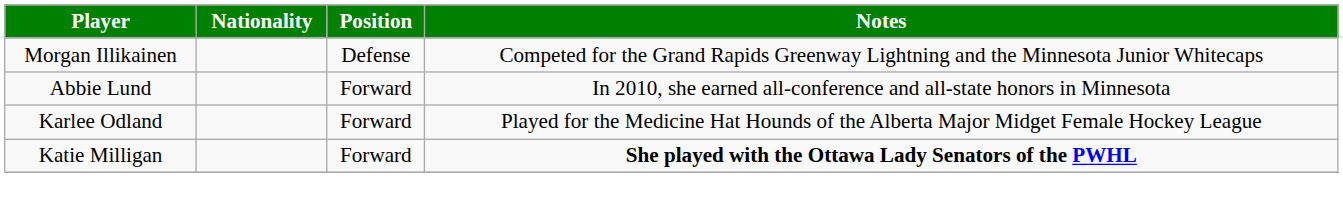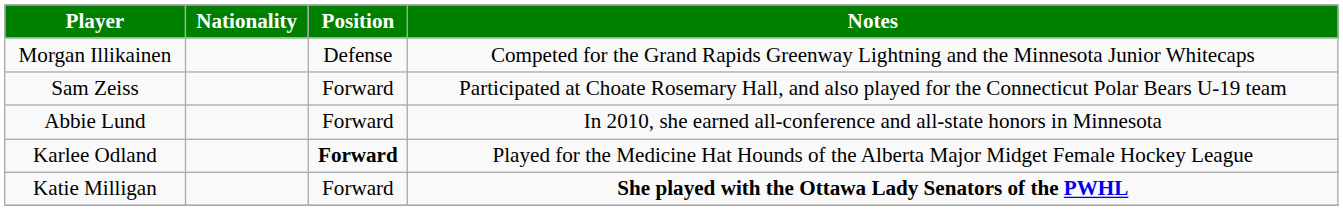+ row: (95, 88)
(376, 121) normal -> (358, 155) bold
